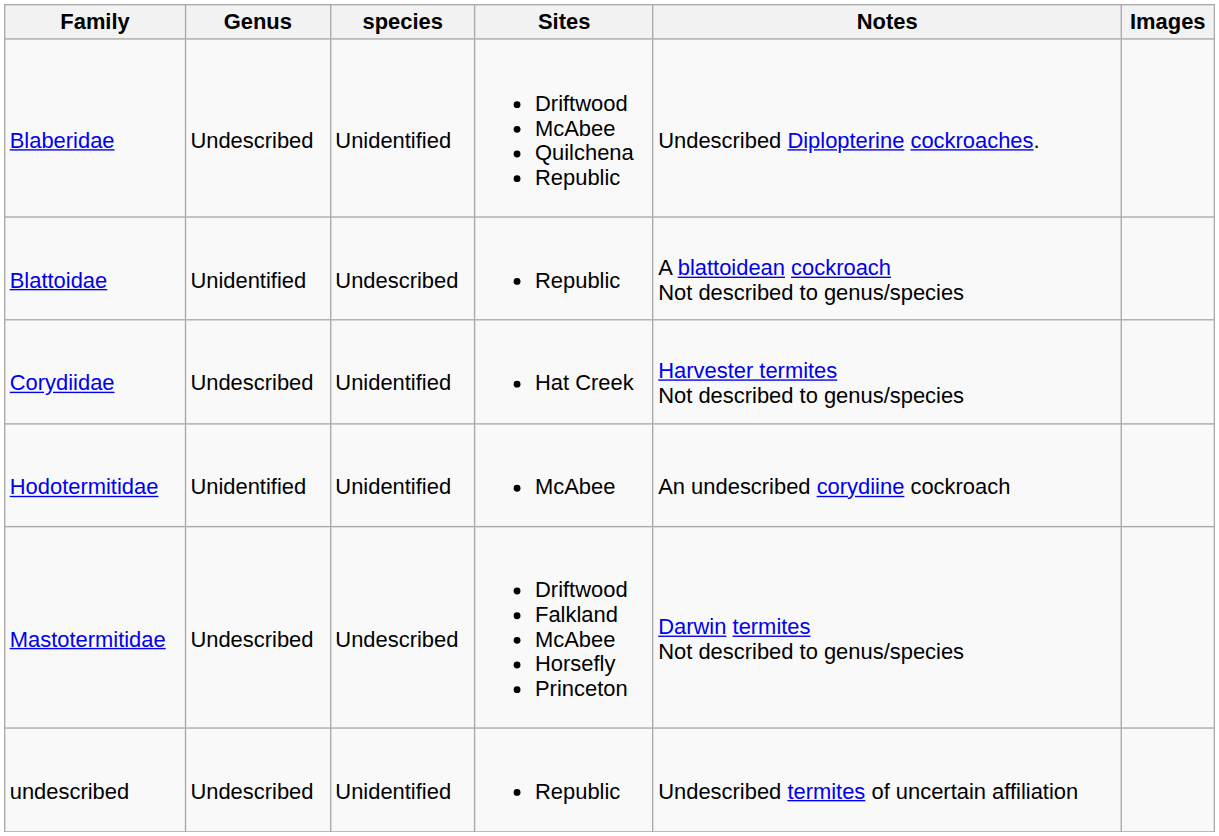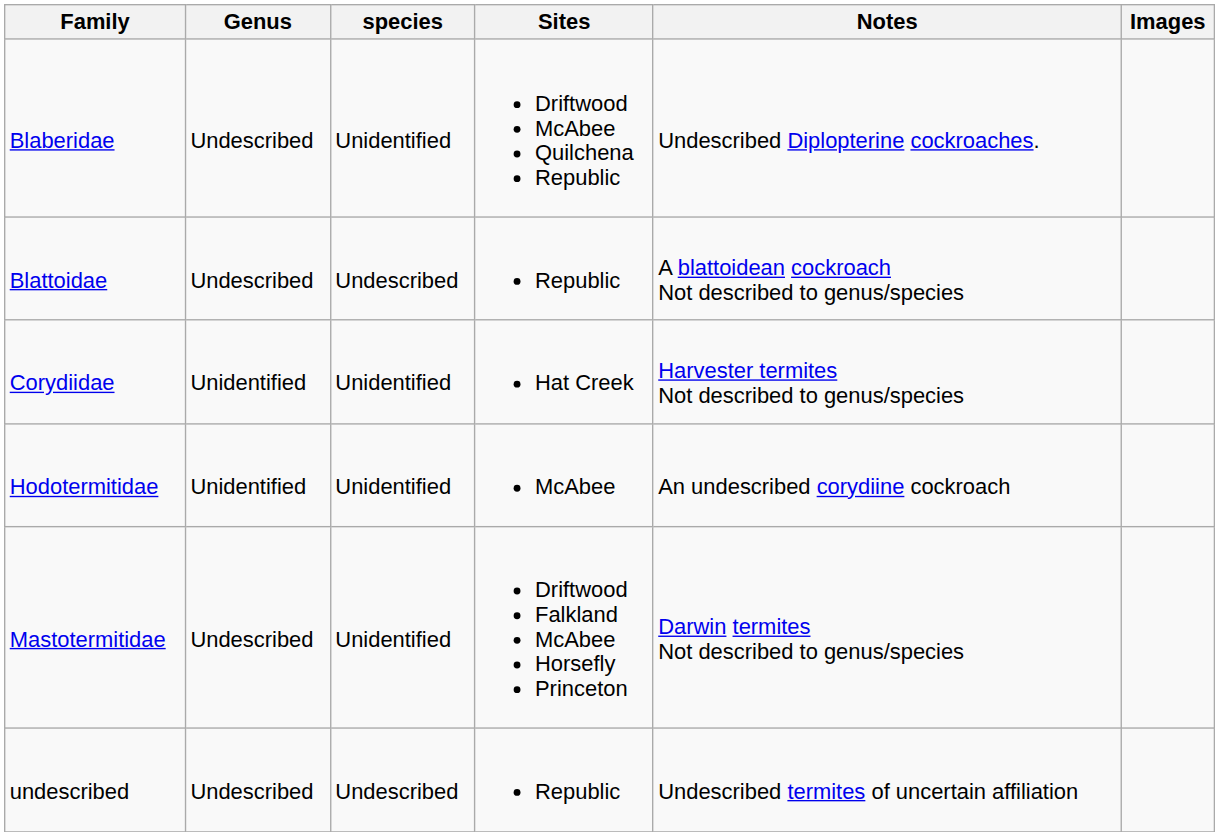(248, 280) Unidentified -> (252, 280) Undescribed
(252, 383) Undescribed -> (248, 383) Unidentified
(397, 639) Undescribed -> (393, 639) Unidentified
(393, 792) Unidentified -> (397, 792) Undescribed
